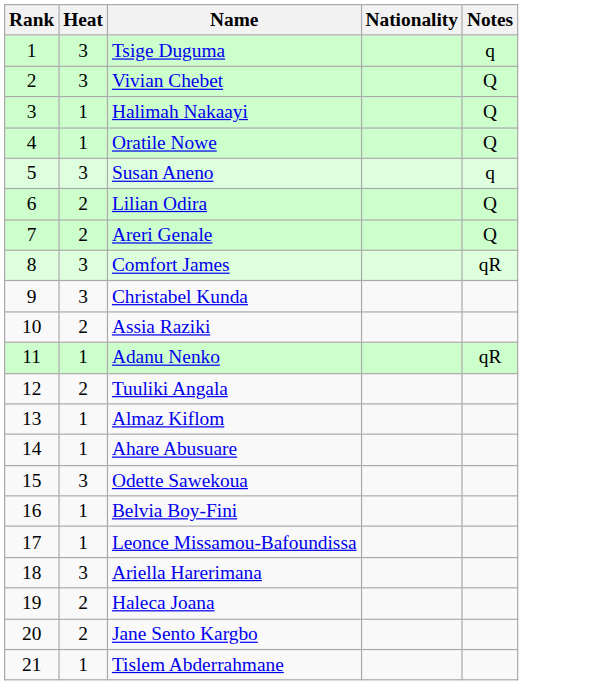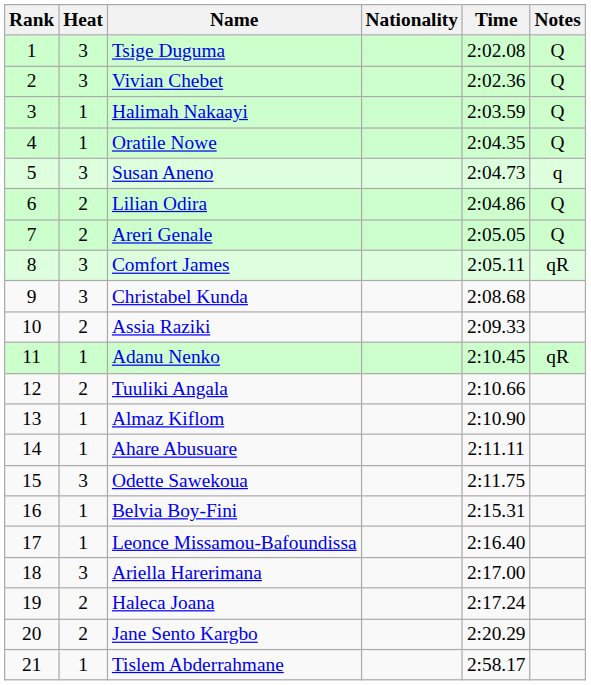+ column: (496, 19)
(490, 50) q -> (558, 50) Q
